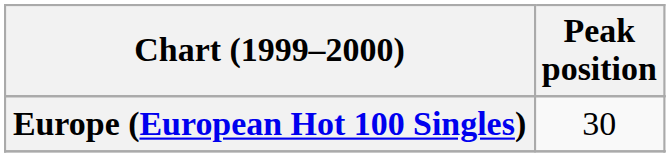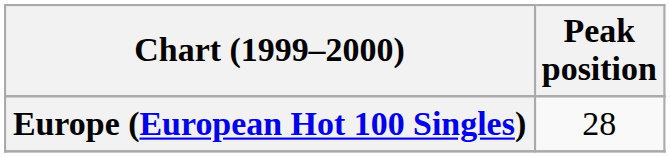(599, 123) 30 -> (599, 123) 28
